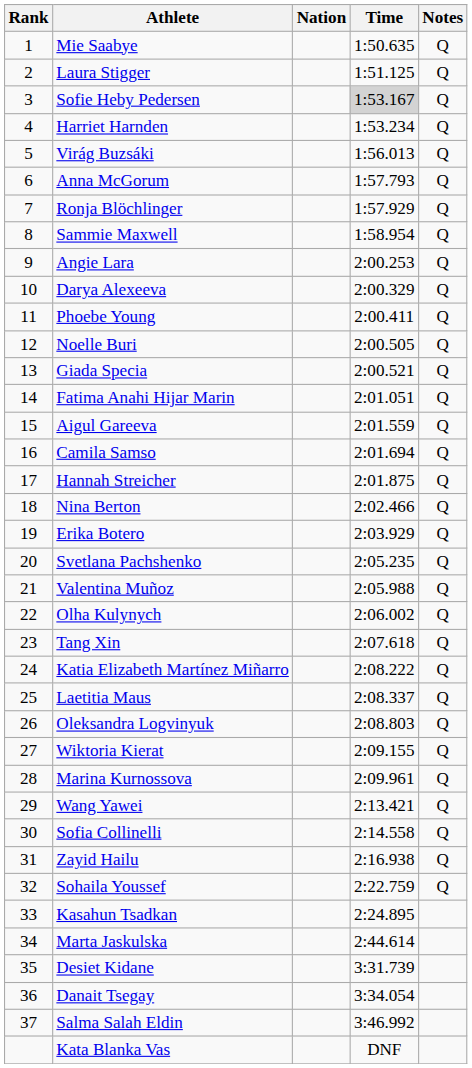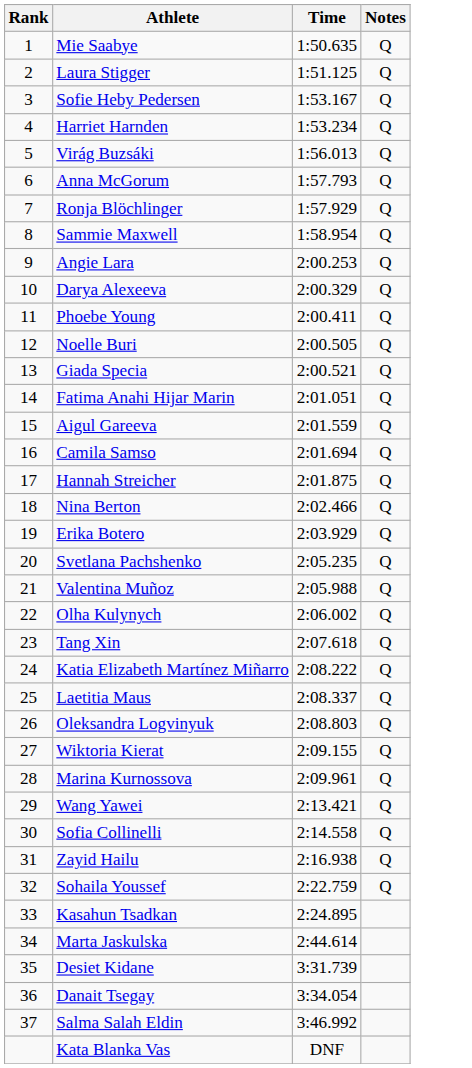- column: (321, 18)
(384, 99) lightgrey background -> (327, 99) no background
